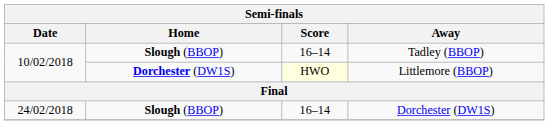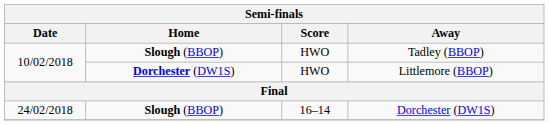(315, 52) 16–14 -> (315, 52) HWO
(315, 71) lightyellow background -> (315, 71) no background
